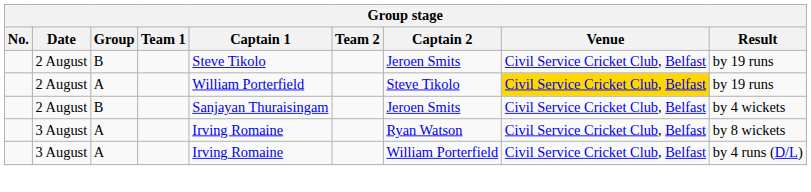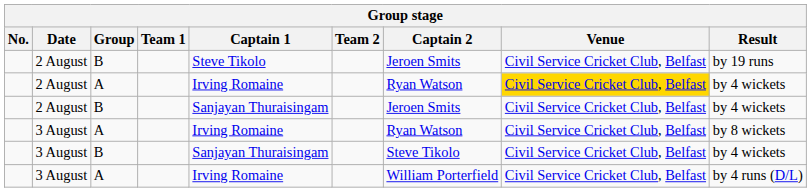(248, 84) William Porterfield -> (238, 84) Irving Romaine
(423, 84) Steve Tikolo -> (424, 84) Ryan Watson
(743, 84) by 19 runs -> (749, 84) by 4 wickets
+ row: (61, 152)
